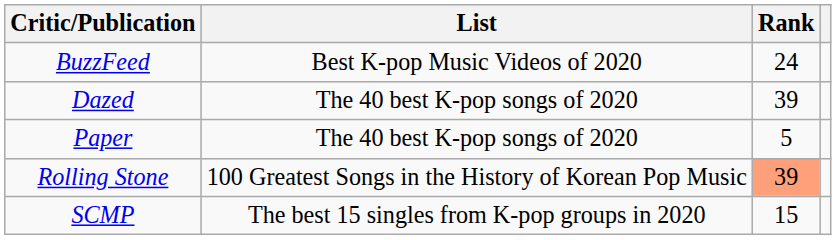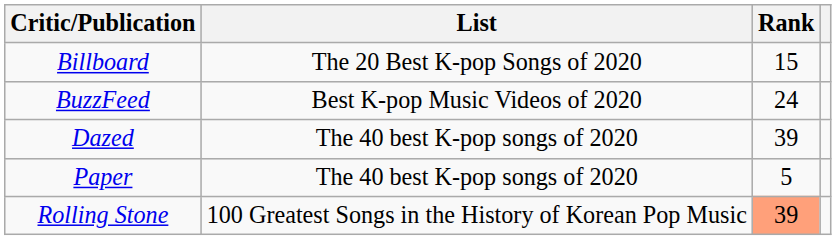+ row: (103, 61)
- row: (103, 215)
